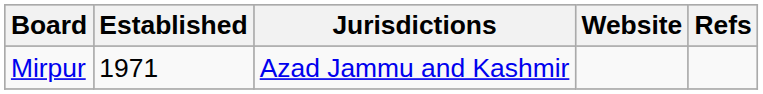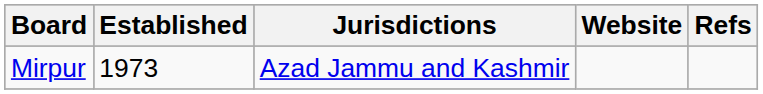(129, 67) 1971 -> (129, 67) 1973
